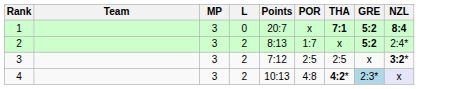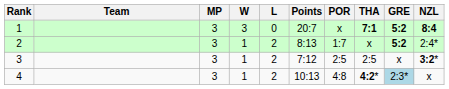+ column: (244, 12)
(399, 76) lavender background -> (429, 76) no background
